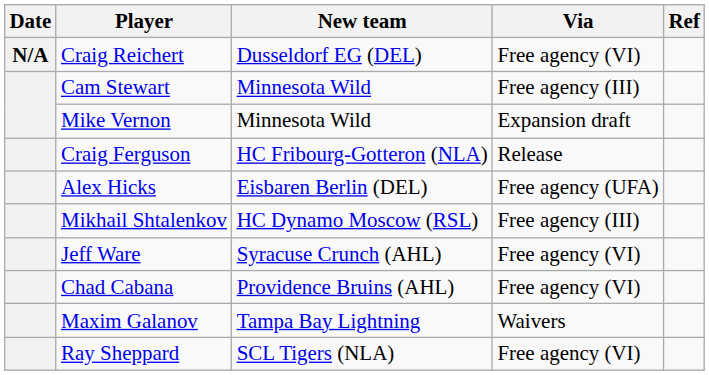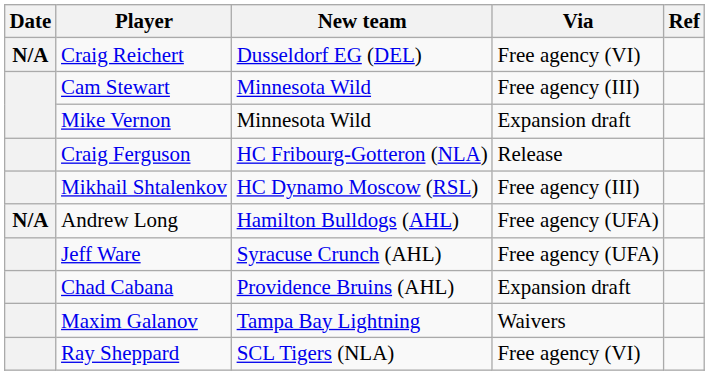- row: (108, 187)
+ row: (120, 220)
(569, 253) Free agency (VI) -> (578, 253) Free agency (UFA)
(569, 287) Free agency (VI) -> (564, 287) Expansion draft
